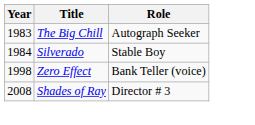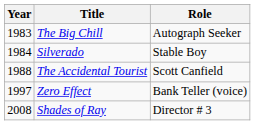+ row: (92, 71)
(19, 71) 1998 -> (19, 91) 1997
